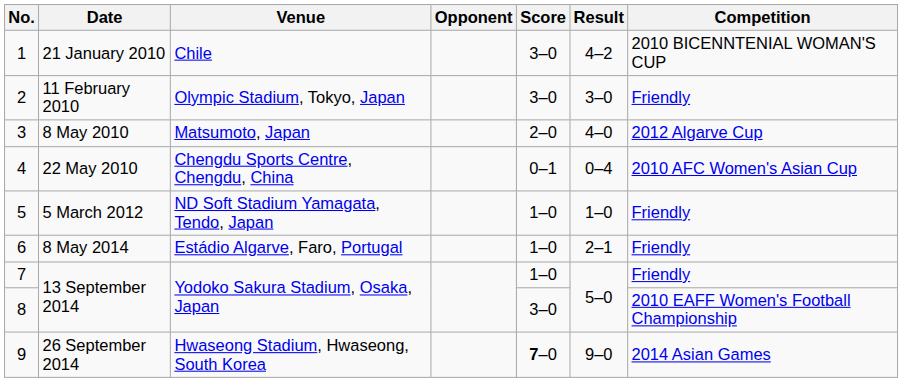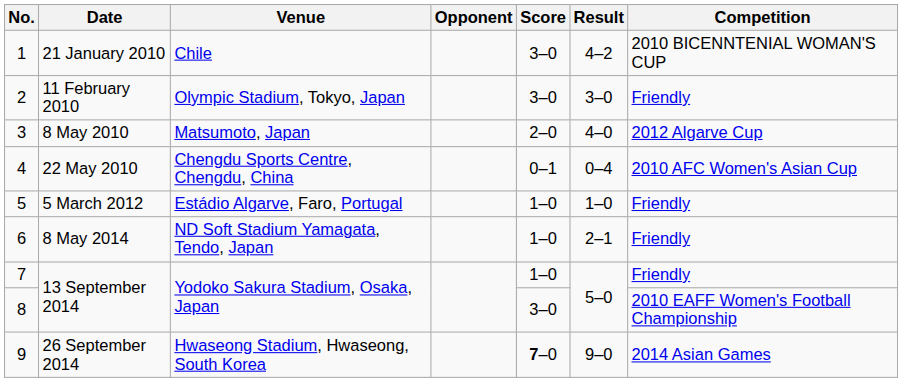(277, 213) ND Soft Stadium Yamagata, Tendo, Japan -> (288, 203) Estádio Algarve, Faro, Portugal
(288, 248) Estádio Algarve, Faro, Portugal -> (277, 239) ND Soft Stadium Yamagata, Tendo, Japan
